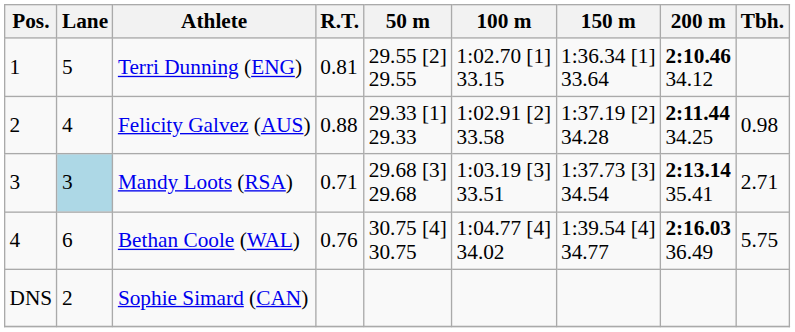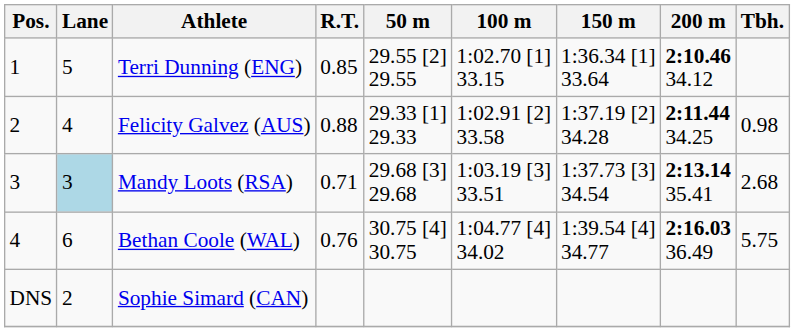(339, 67) 0.81 -> (339, 67) 0.85
(759, 182) 2.71 -> (759, 182) 2.68
